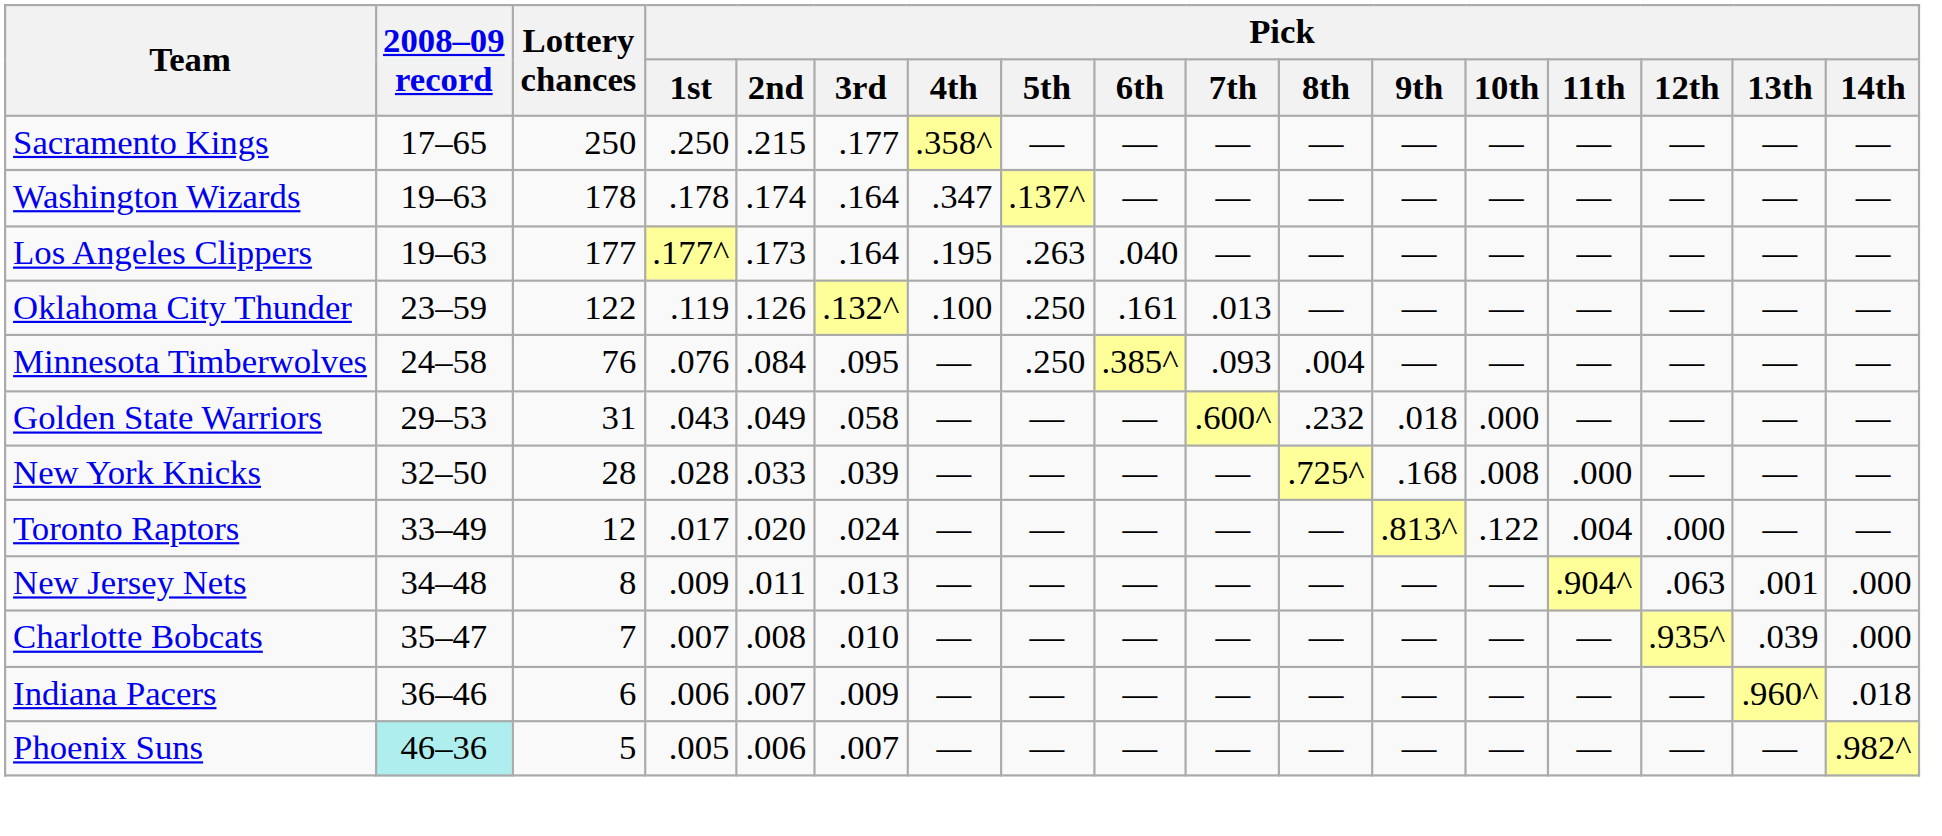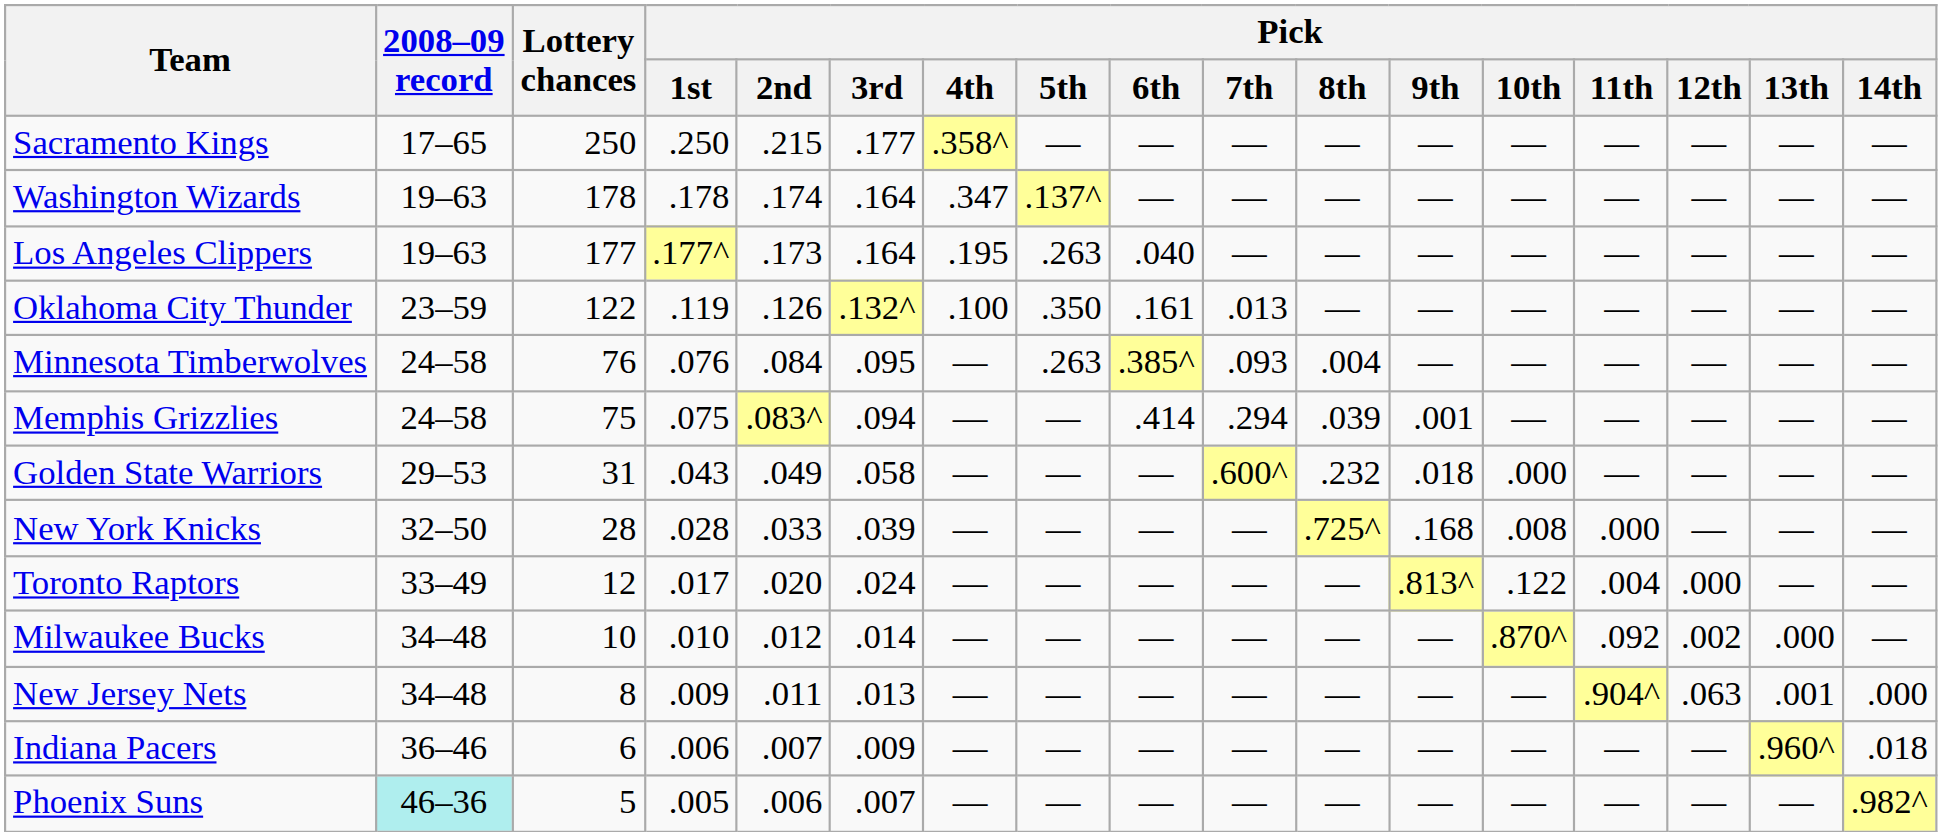(1055, 307) .250 -> (1071, 307) .350
(1055, 362) .250 -> (1071, 362) .263
+ row: (146, 417)
+ row: (139, 637)
- row: (138, 637)
